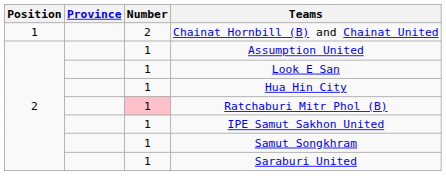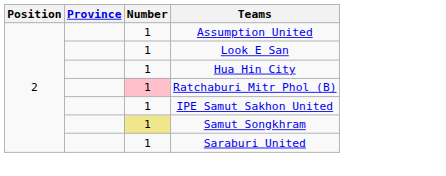- row: (306, 32)
(147, 143) no background -> (147, 124) khaki background
